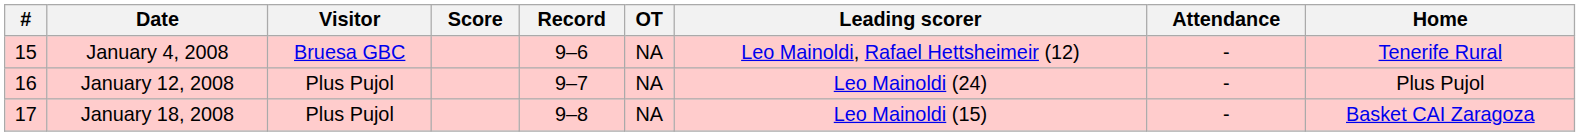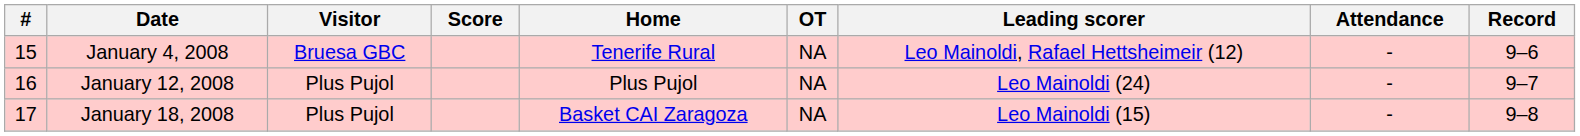columns swapped: (1440, 20) <-> (572, 20)
